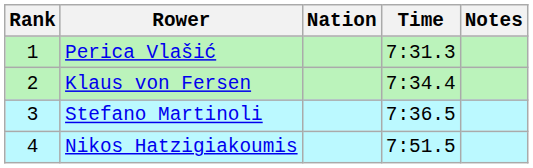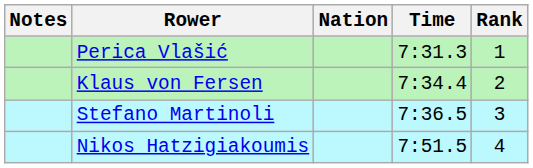columns swapped: (33, 21) <-> (494, 21)
